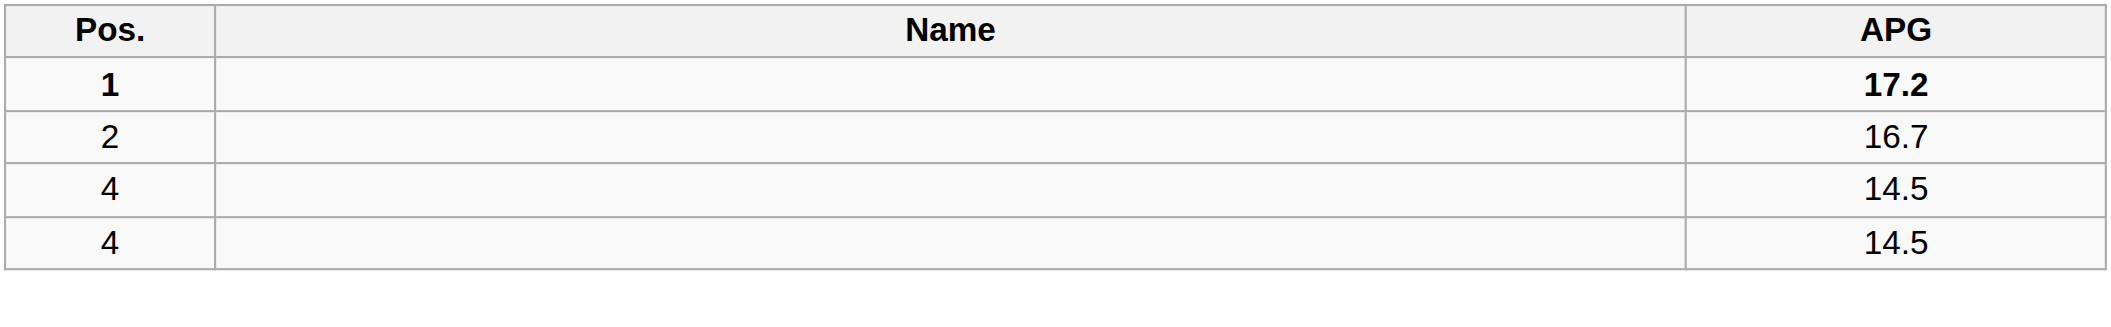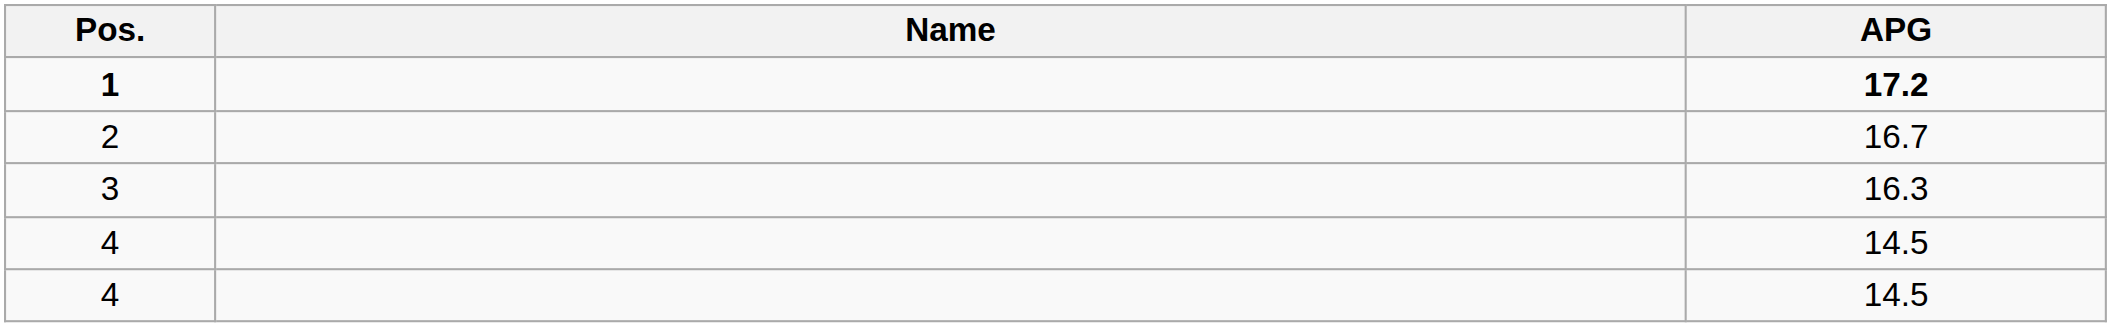+ row: (110, 189)
